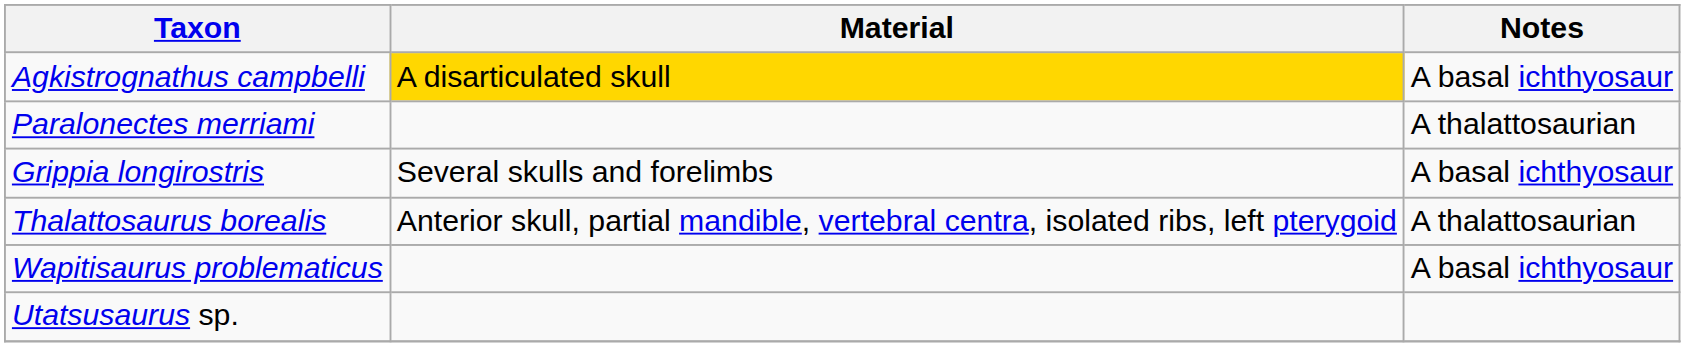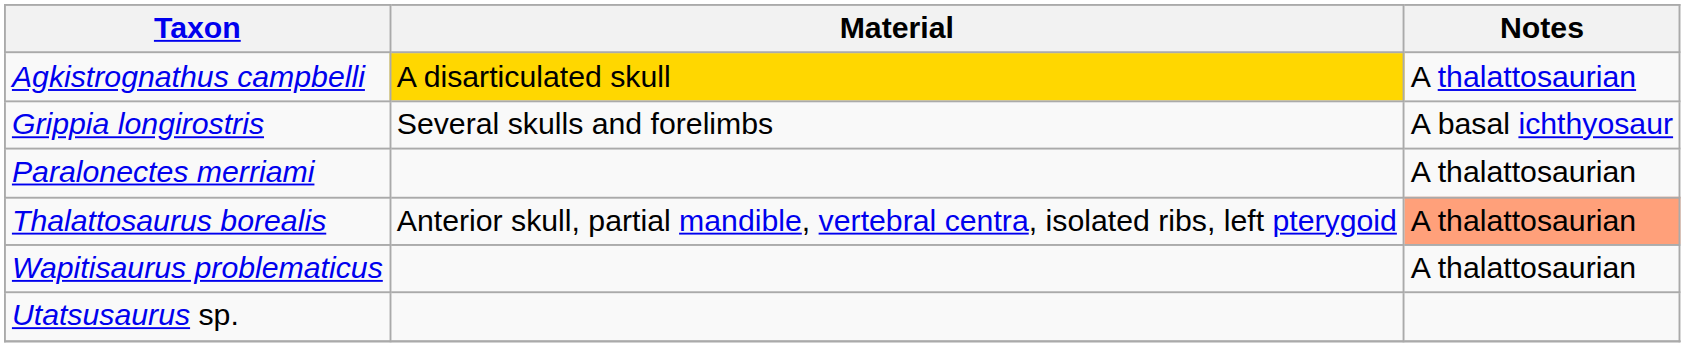(1542, 76) A basal ichthyosaur -> (1523, 76) A thalattosaurian
rows swapped: (138, 172) <-> (163, 124)
(1523, 220) no background -> (1523, 220) lightsalmon background
(1542, 268) A basal ichthyosaur -> (1523, 268) A thalattosaurian
